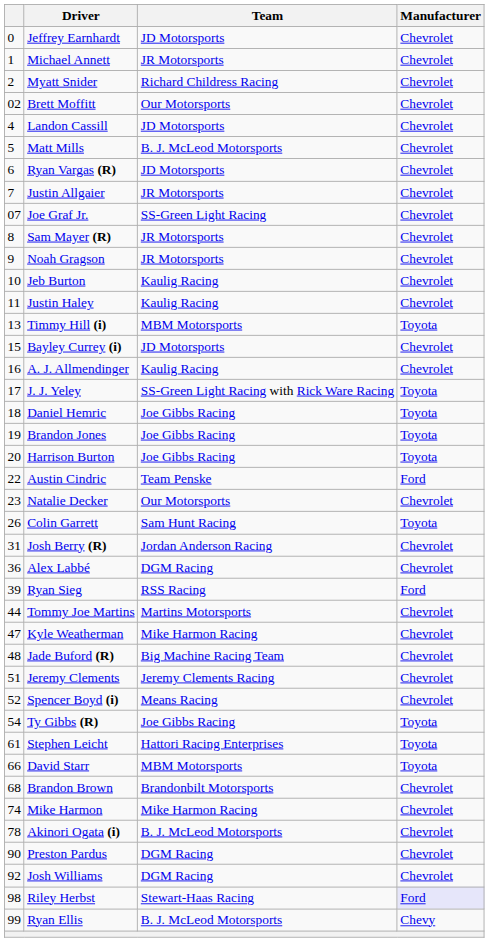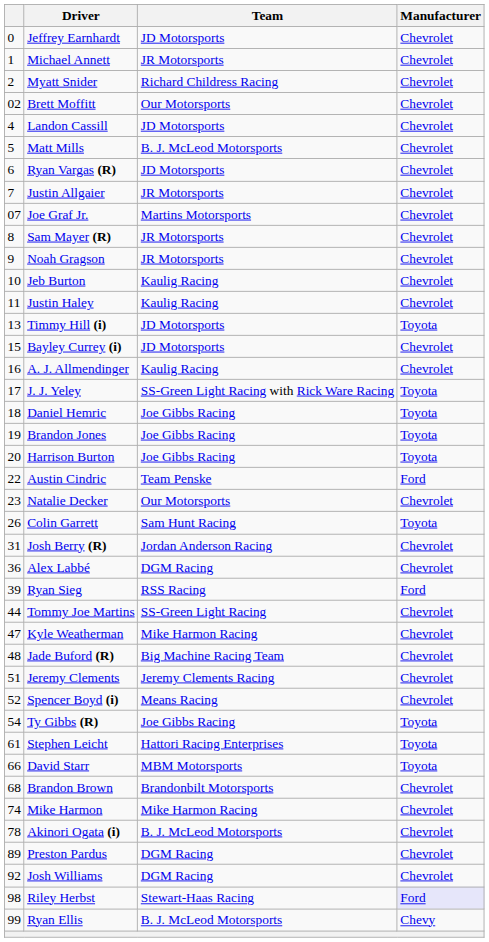(204, 214) SS-Green Light Racing -> (196, 214) Martins Motorsports
(192, 324) MBM Motorsports -> (183, 324) JD Motorsports
(196, 611) Martins Motorsports -> (204, 611) SS-Green Light Racing
(14, 853) 90 -> (14, 853) 89
